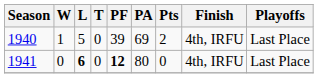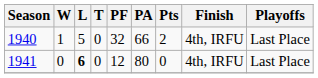(118, 38) 39 -> (118, 38) 32
(142, 38) 69 -> (142, 38) 66
(118, 61) bold -> (118, 61) normal
